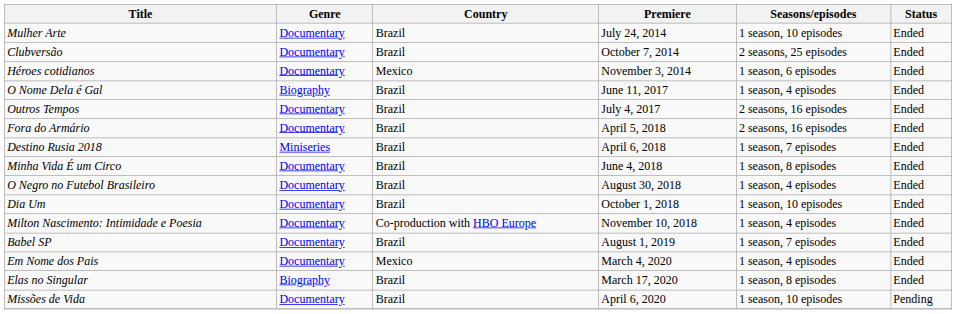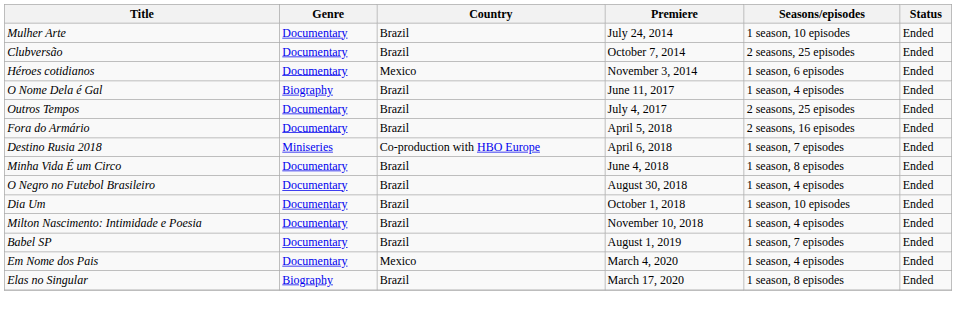(793, 109) 2 seasons, 16 episodes -> (801, 109) 2 seasons, 25 episodes
(390, 147) Brazil -> (460, 147) Co-production with HBO Europe
(456, 223) Co-production with HBO Europe -> (394, 223) Brazil
- row: (46, 299)
